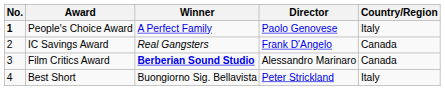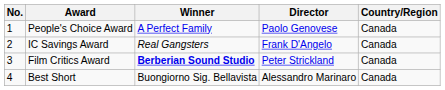(10, 28) bold -> (10, 28) normal
(370, 28) Italy -> (379, 28) Canada
(309, 61) Alessandro Marinaro -> (298, 61) Peter Strickland
(298, 77) Peter Strickland -> (309, 77) Alessandro Marinaro
(370, 77) Italy -> (379, 77) Canada
